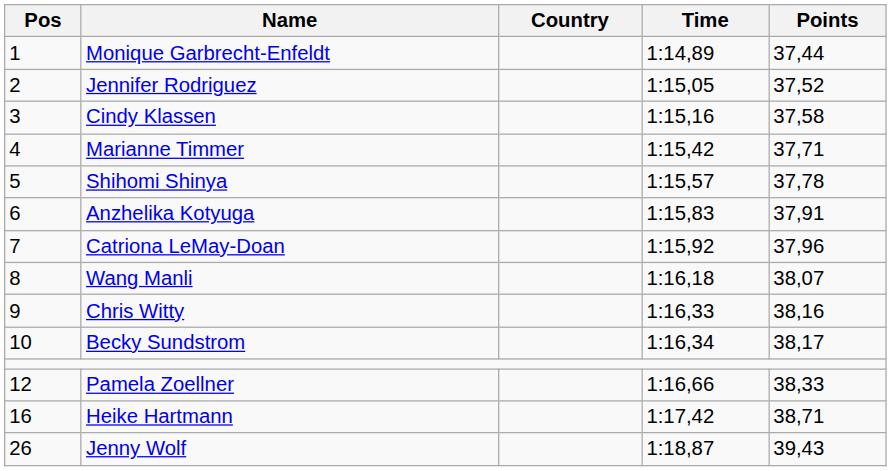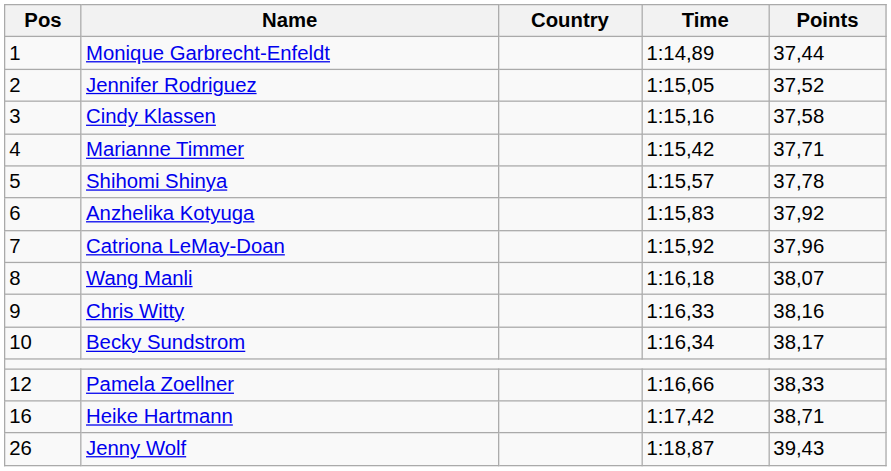(799, 213) 37,91 -> (799, 213) 37,92
